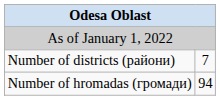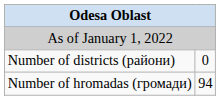(205, 60) 7 -> (205, 60) 0
